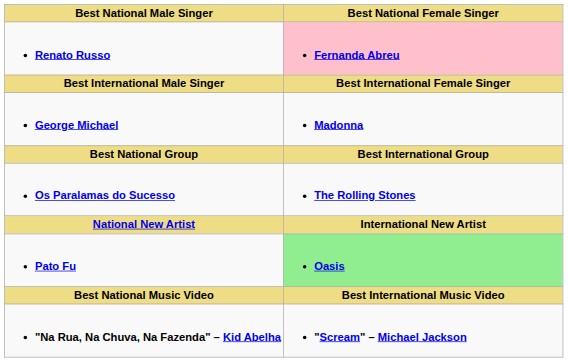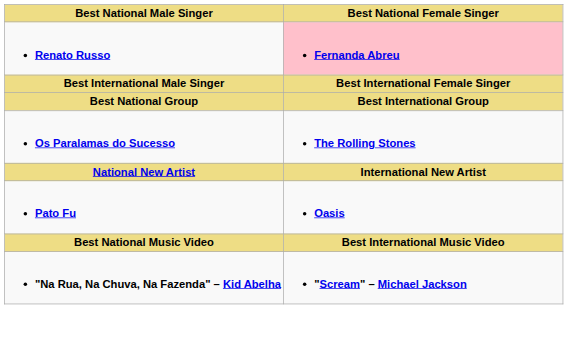- row: (144, 125)
(423, 266) lightgreen background -> (423, 214) no background
